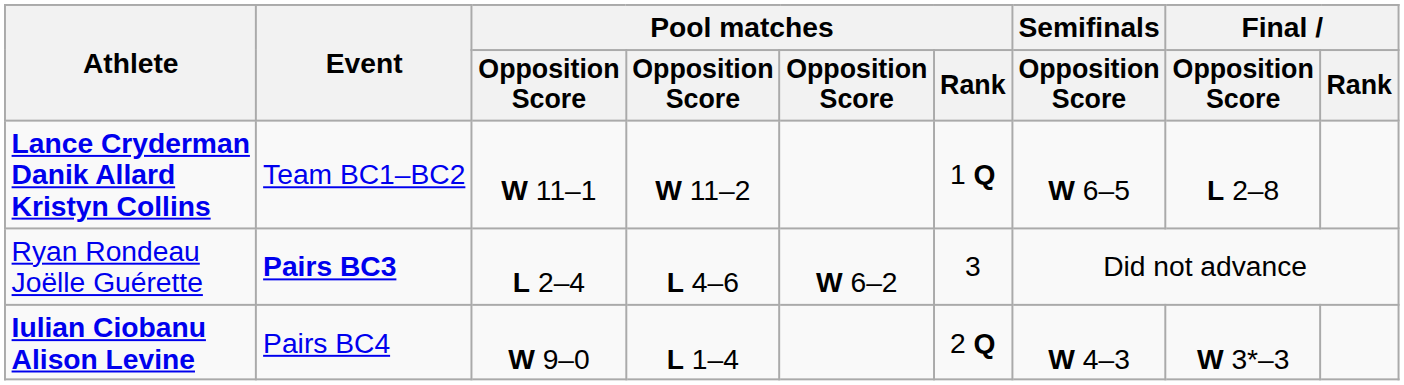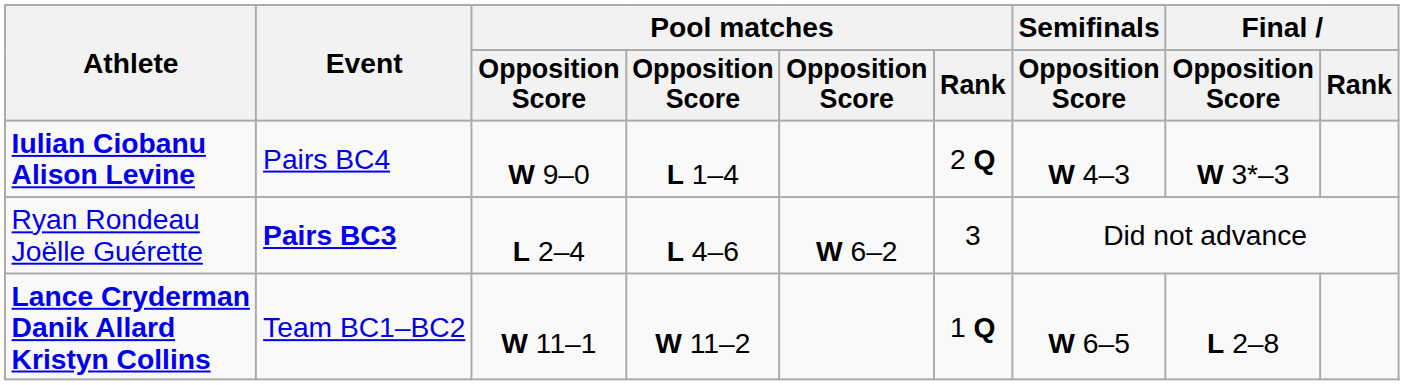rows swapped: (131, 175) <-> (109, 343)
